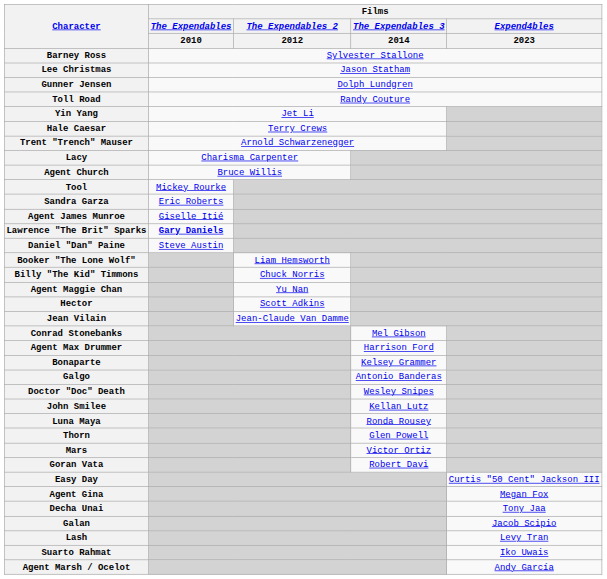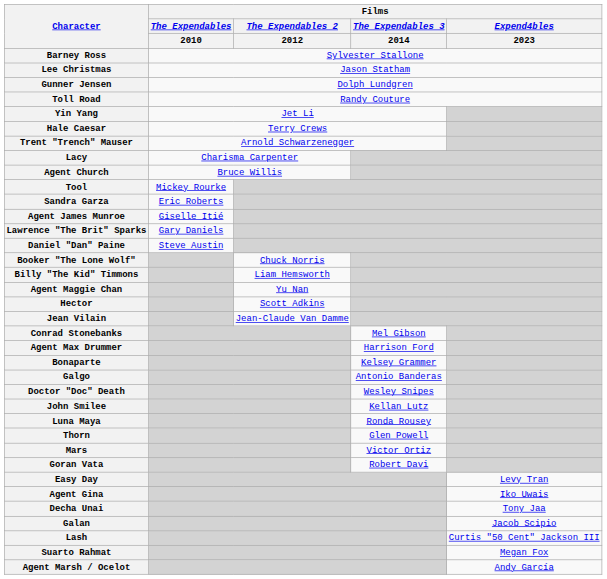(191, 231) bold -> (191, 231) normal
(292, 260) Liam Hemsworth -> (292, 260) Chuck Norris
(292, 275) Chuck Norris -> (292, 275) Liam Hemsworth
(524, 479) Curtis "50 Cent" Jackson III -> (524, 479) Levy Tran
(524, 494) Megan Fox -> (524, 494) Iko Uwais
(524, 538) Levy Tran -> (524, 538) Curtis "50 Cent" Jackson III
(524, 553) Iko Uwais -> (524, 553) Megan Fox
